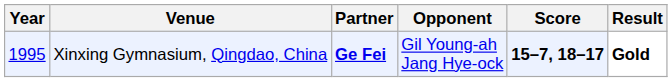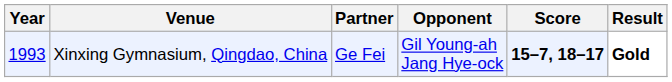(27, 54) 1995 -> (27, 54) 1993
(361, 54) bold -> (360, 54) normal
